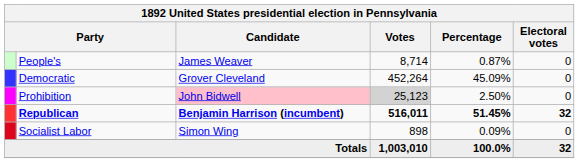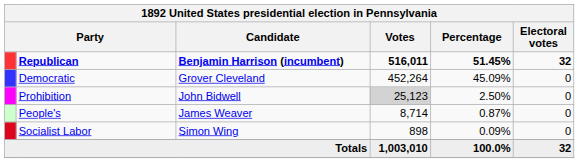rows swapped: (49, 114) <-> (40, 61)
(210, 96) pink background -> (210, 96) no background
